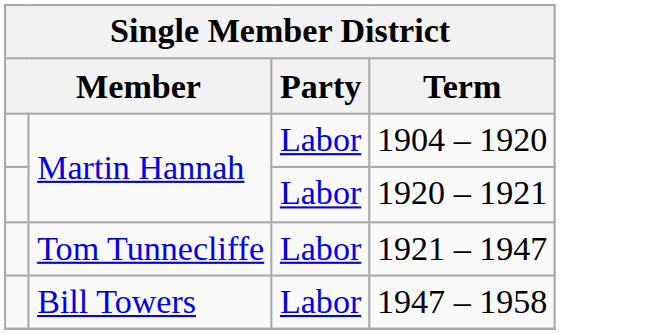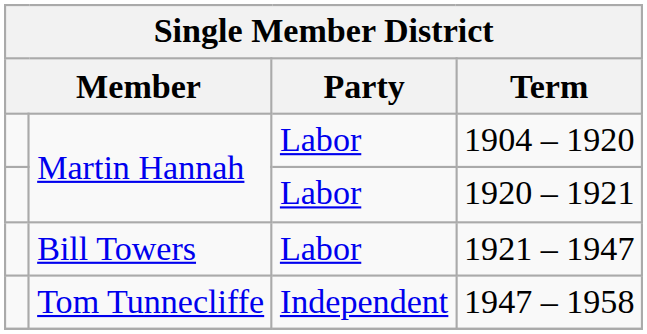(151, 247) Tom Tunnecliffe -> (117, 247) Bill Towers
(117, 301) Bill Towers -> (151, 301) Tom Tunnecliffe
(321, 301) Labor -> (364, 301) Independent
